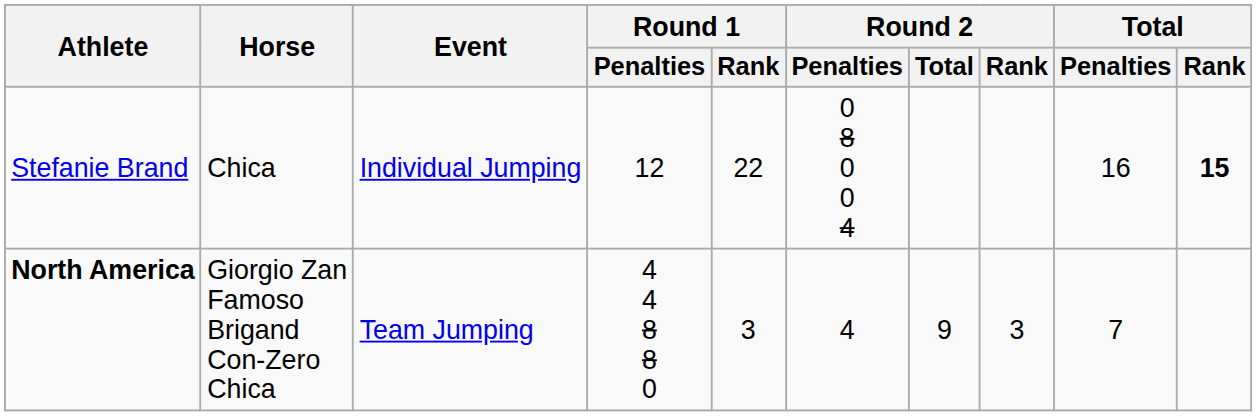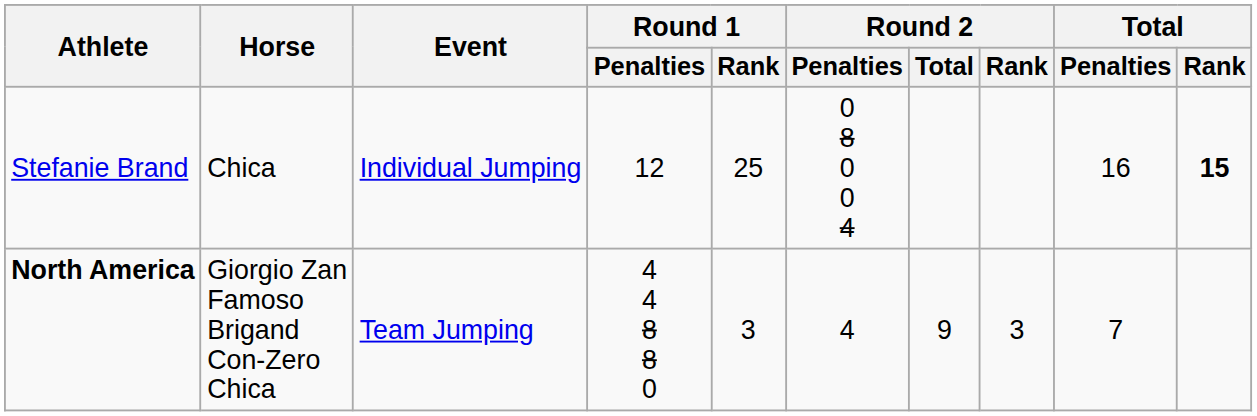(748, 168) 22 -> (748, 168) 25
